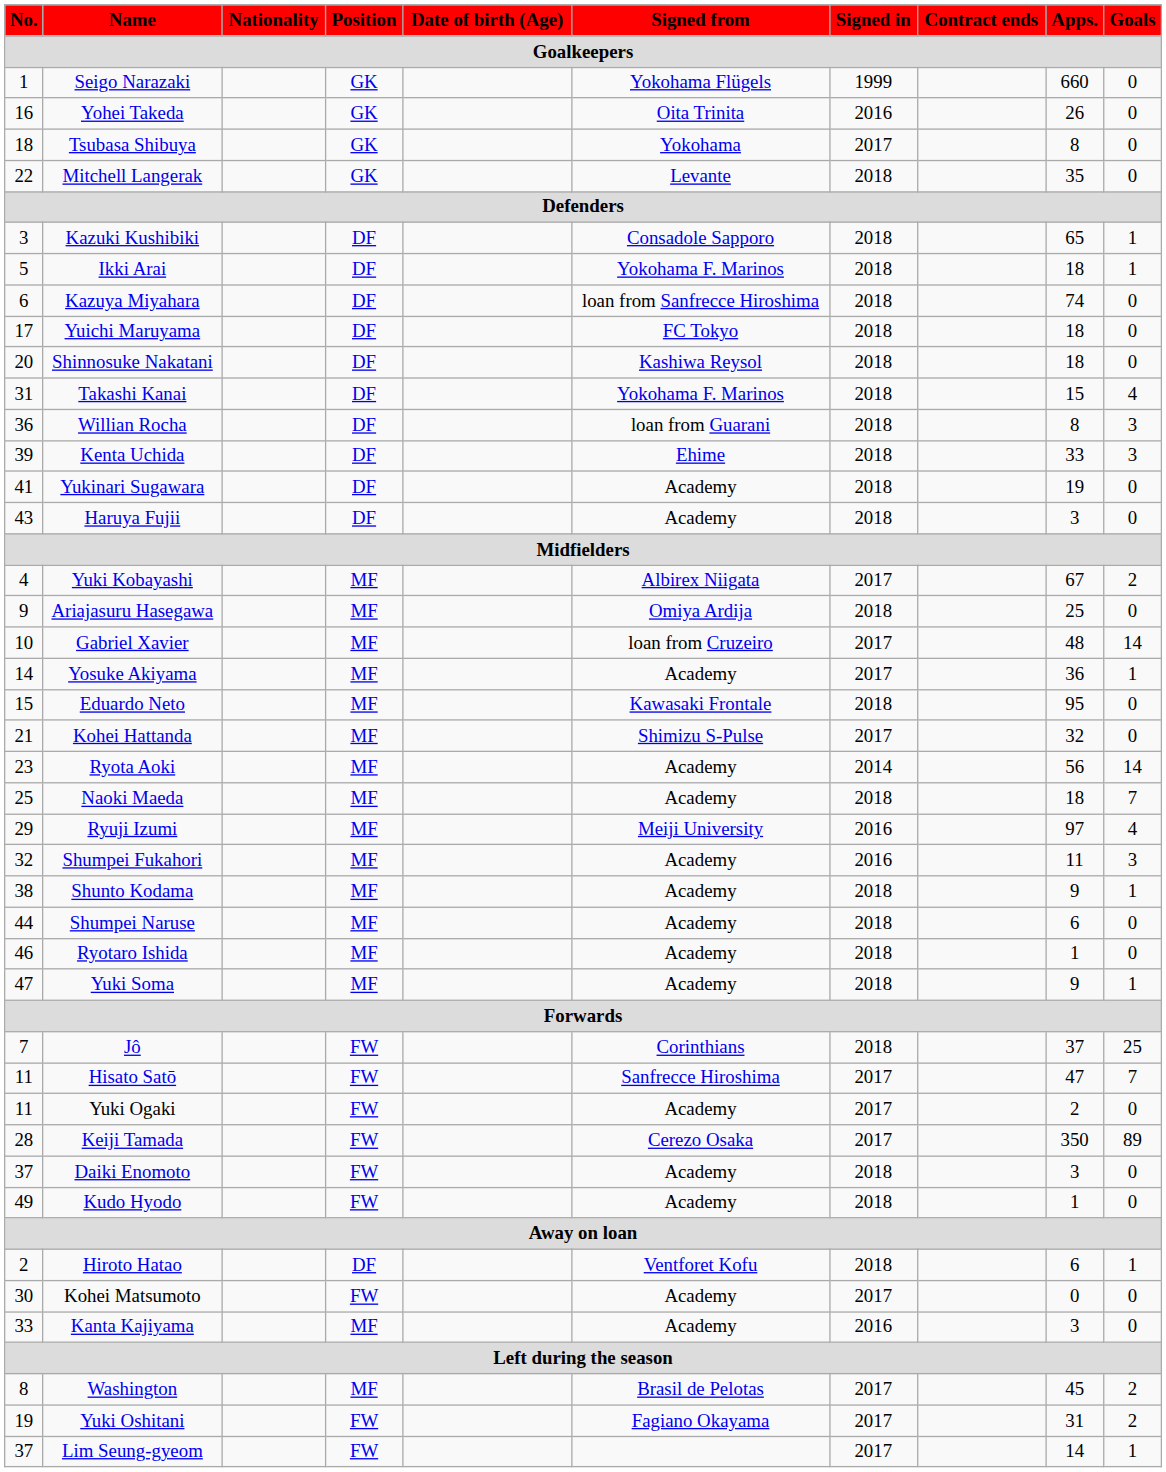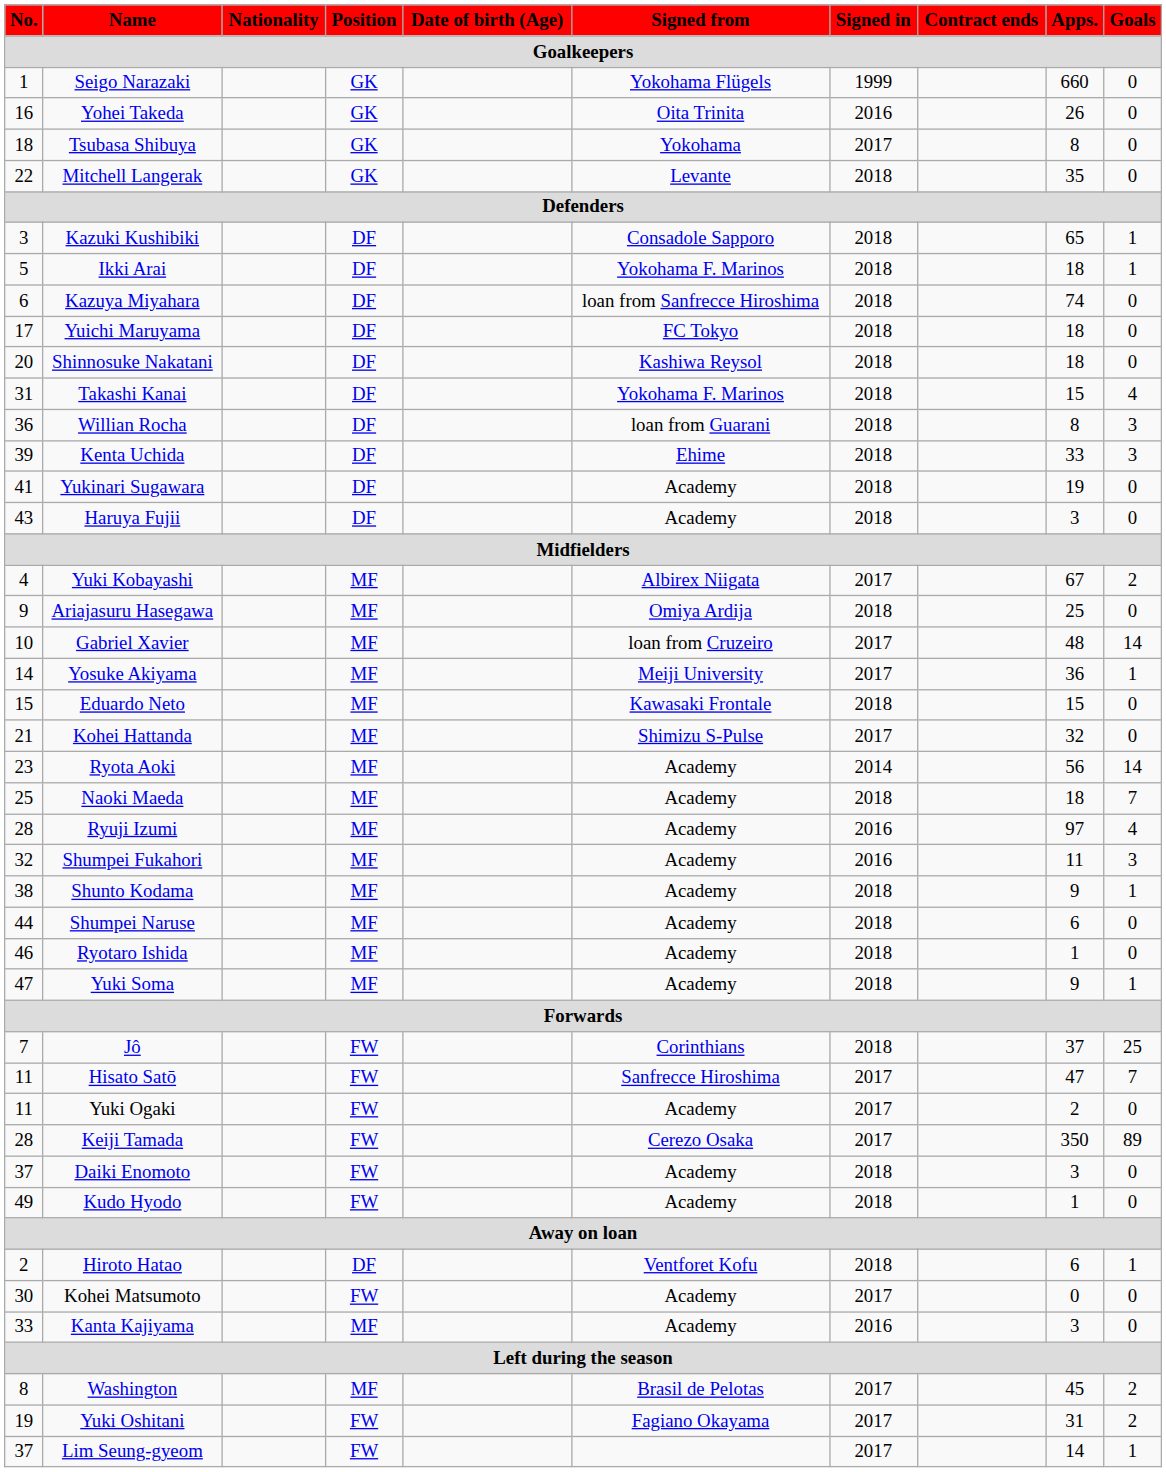(701, 673) Academy -> (701, 673) Meiji University
(1075, 704) 95 -> (1075, 704) 15
(24, 829) 29 -> (24, 829) 28
(701, 829) Meiji University -> (701, 829) Academy
